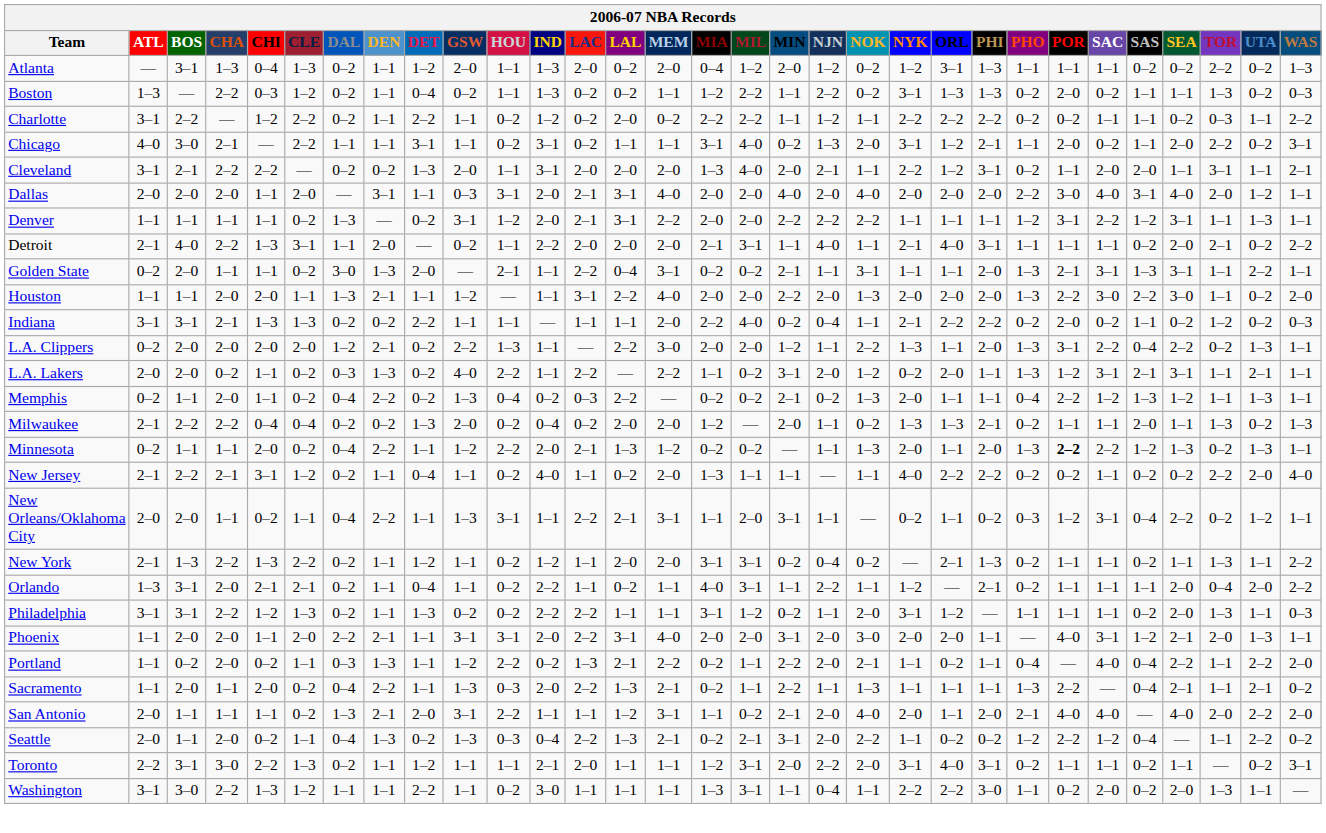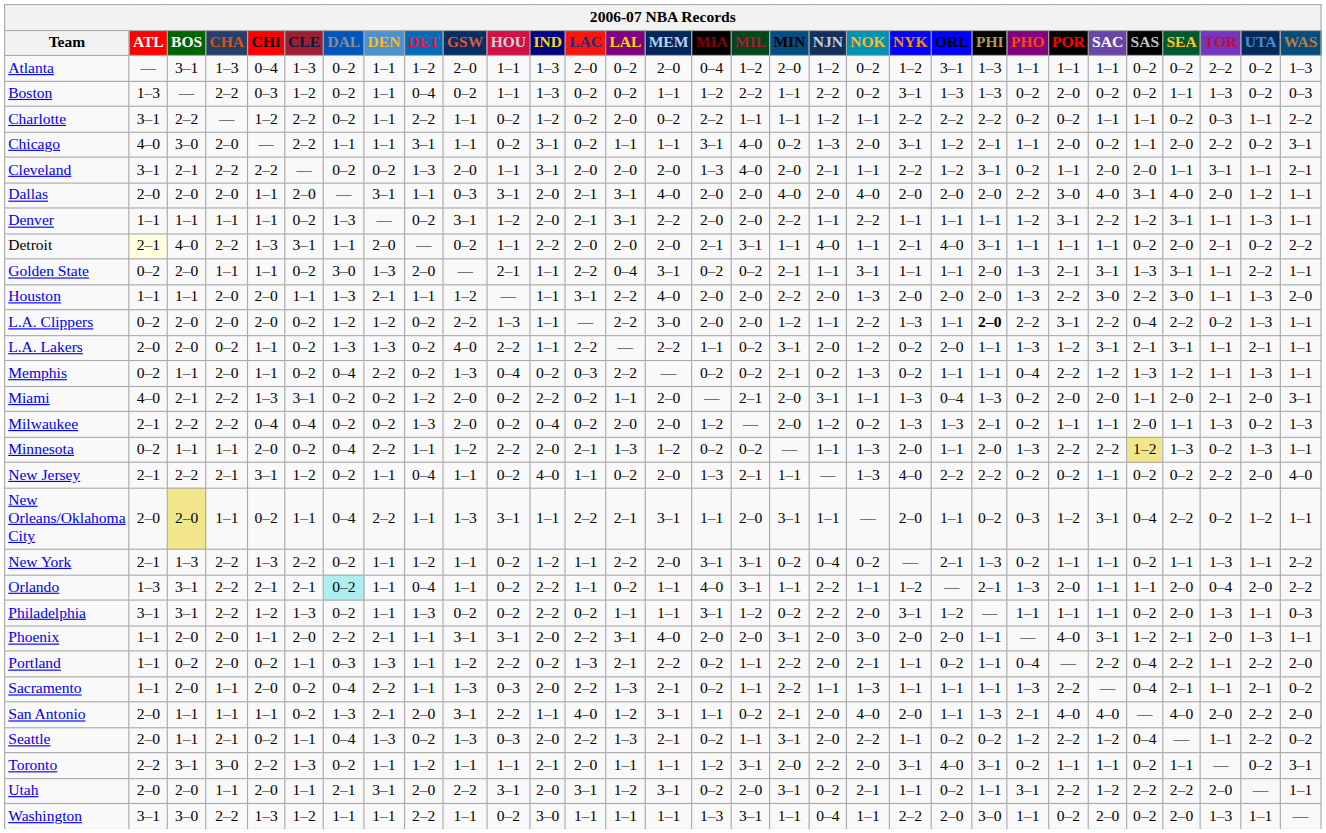(1145, 93) 1–1 -> (1145, 93) 0–2
(751, 118) 2–2 -> (751, 118) 1–1
(227, 144) 2–1 -> (227, 144) 2–0
(828, 220) 2–2 -> (828, 220) 1–1
(148, 245) no background -> (148, 245) lightyellow background
(1261, 296) 0–2 -> (1261, 296) 1–3
- row: (32, 322)
(304, 347) 2–0 -> (304, 322) 0–2
(384, 347) 2–1 -> (384, 322) 1–2
(990, 347) normal -> (990, 322) bold
(1028, 347) 1–3 -> (1028, 322) 2–2
(344, 372) 0–3 -> (344, 347) 1–3
(910, 398) 2–0 -> (910, 372) 0–2
+ row: (29, 398)
(828, 423) 1–1 -> (828, 423) 1–2
(1068, 449) bold -> (1068, 449) normal
(1145, 449) no background -> (1145, 449) khaki background
(751, 474) 1–1 -> (751, 474) 2–1
(868, 474) 1–1 -> (868, 474) 1–3
(187, 518) no background -> (187, 518) khaki background
(910, 518) 0–2 -> (910, 518) 2–0
(625, 561) 2–0 -> (625, 561) 2–2
(227, 587) 2–0 -> (227, 587) 2–2
(344, 587) no background -> (344, 587) paleturquoise background
(1028, 587) 0–2 -> (1028, 587) 1–3
(1068, 587) 1–1 -> (1068, 587) 2–0
(586, 612) 2–2 -> (586, 612) 0–2
(828, 612) 1–1 -> (828, 612) 2–2
(1108, 663) 4–0 -> (1108, 663) 2–2
(586, 714) 1–1 -> (586, 714) 4–0
(990, 714) 2–0 -> (990, 714) 1–3
(227, 739) 2–0 -> (227, 739) 2–1
(548, 739) 0–4 -> (548, 739) 2–0
(751, 739) 2–1 -> (751, 739) 1–1
+ row: (23, 790)
(952, 790) 2–2 -> (952, 815) 2–0
